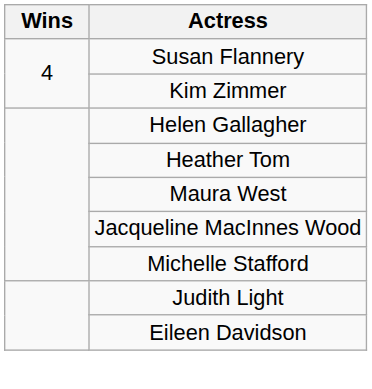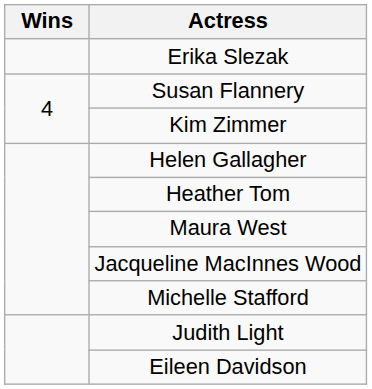+ row: (228, 56)
